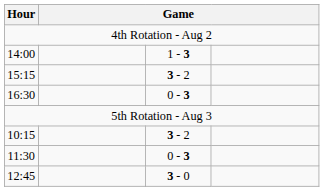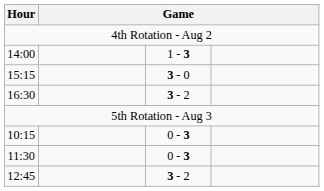(178, 75) 3 - 2 -> (178, 75) 3 - 0
(178, 95) 0 - 3 -> (178, 95) 3 - 2
(178, 136) 3 - 2 -> (178, 136) 0 - 3
(178, 176) 3 - 0 -> (178, 176) 3 - 2
